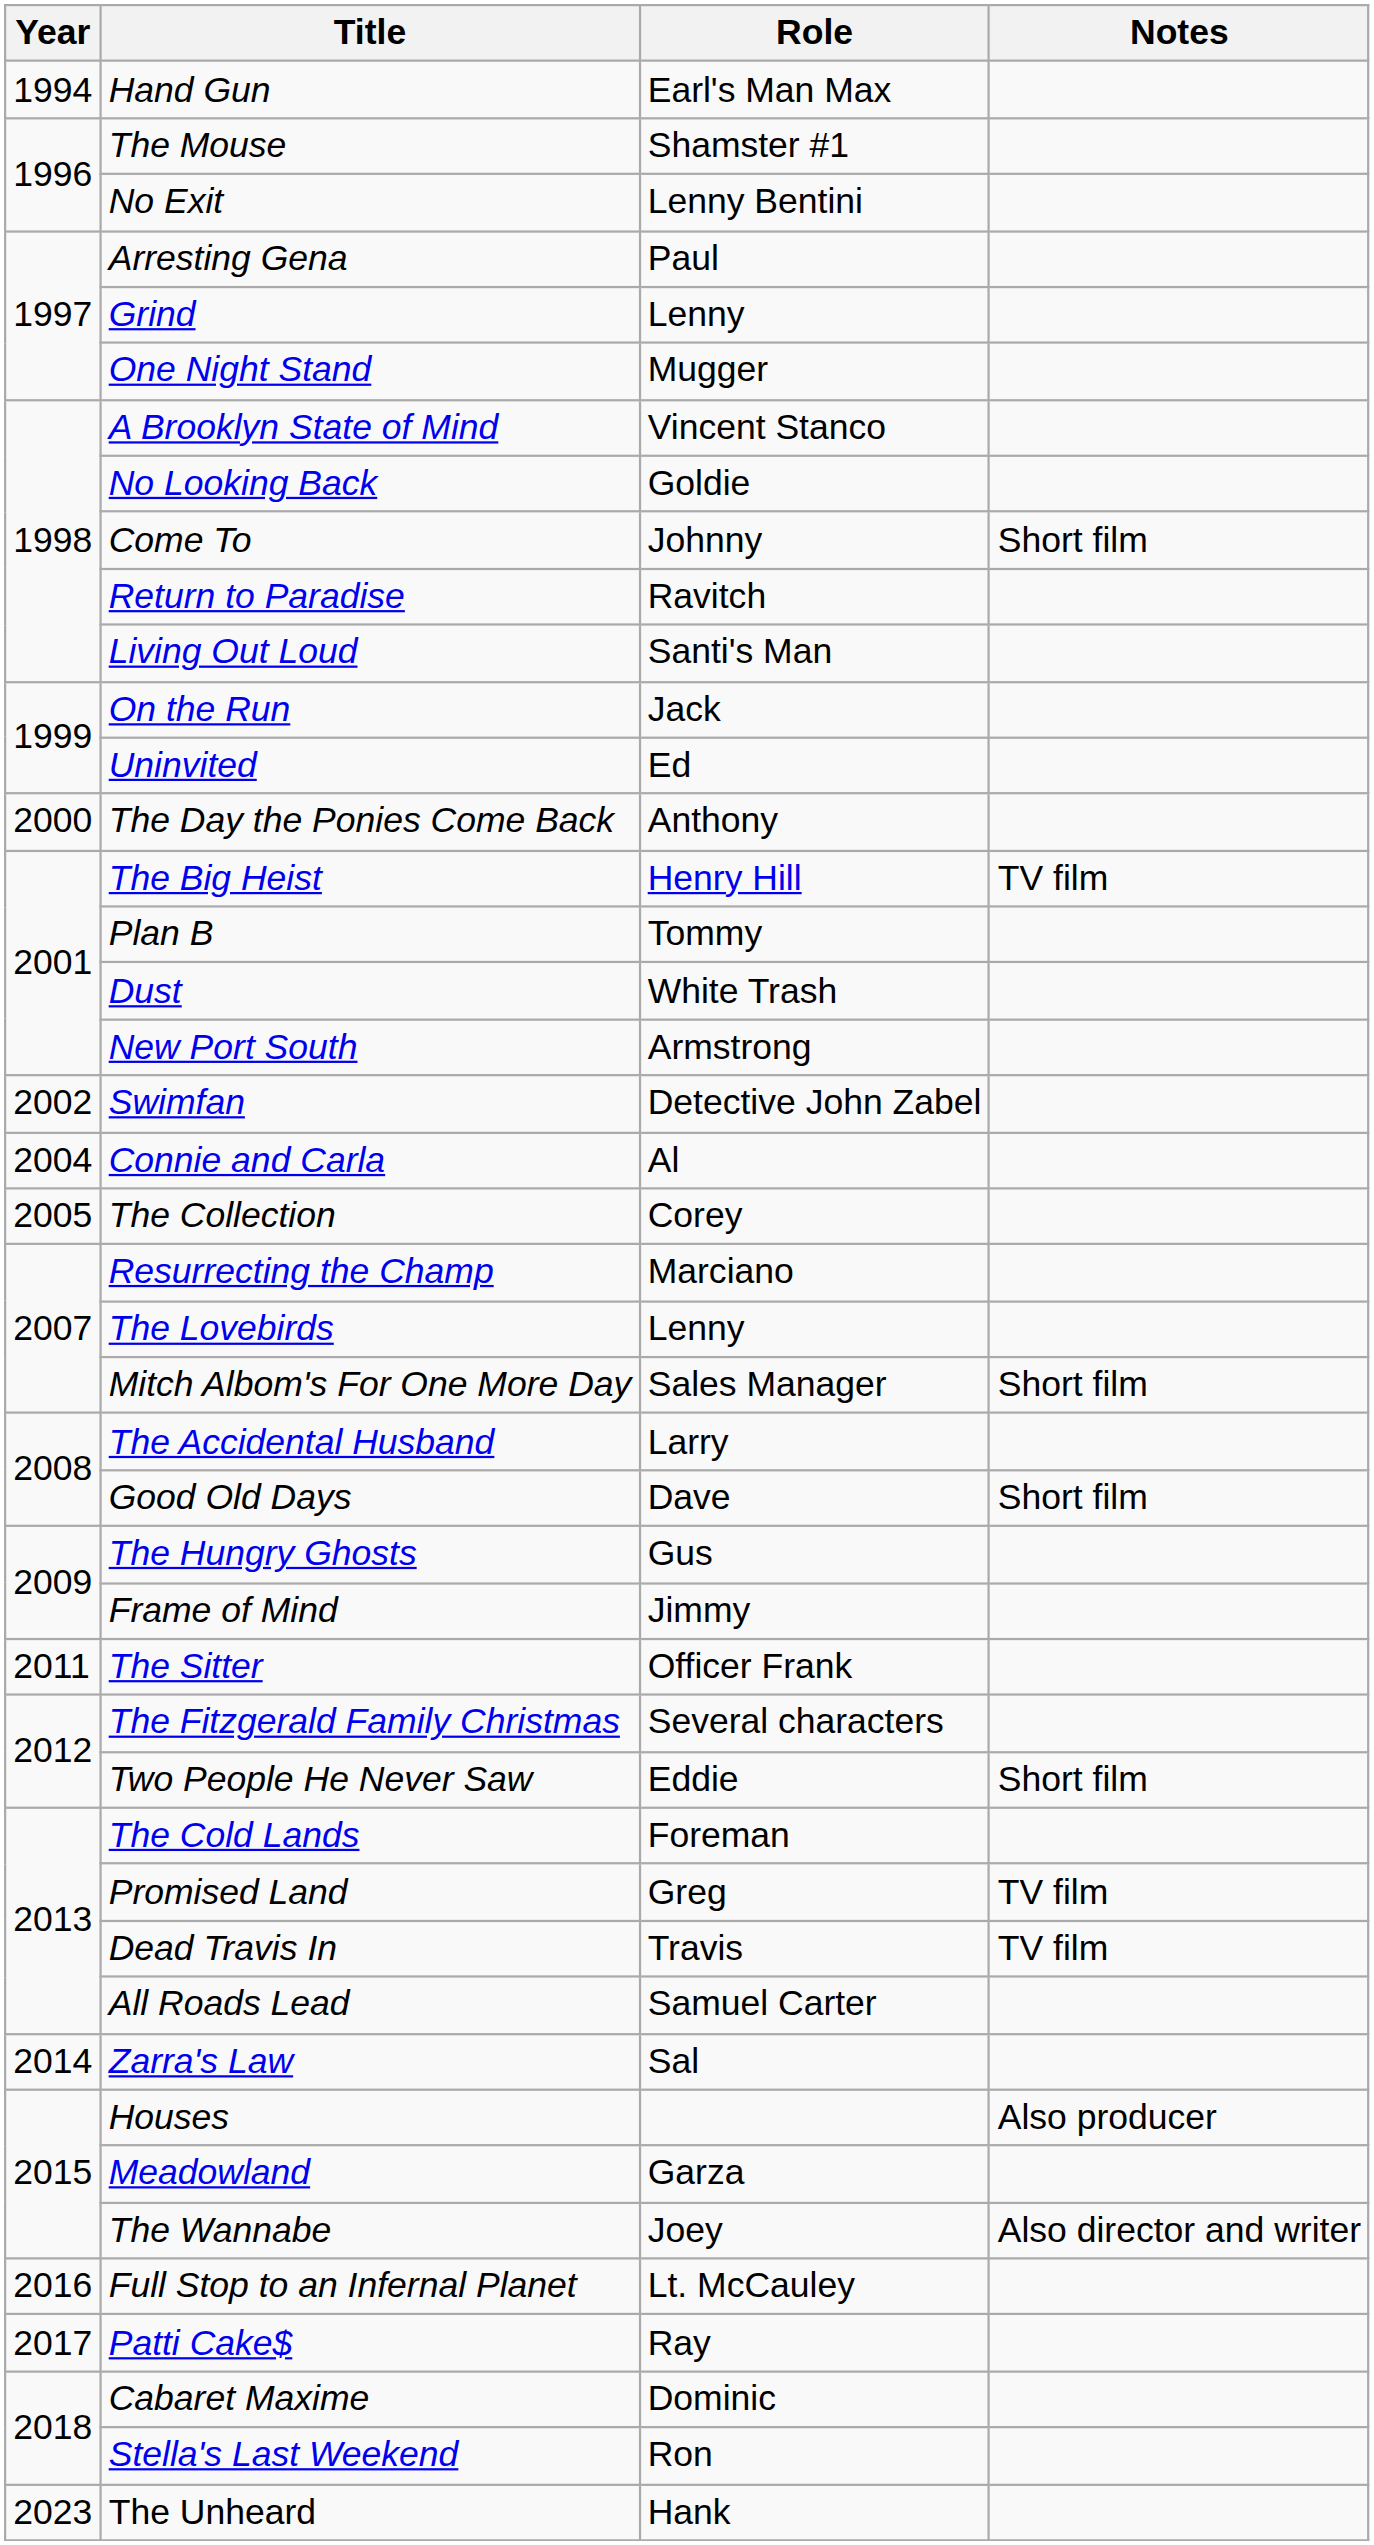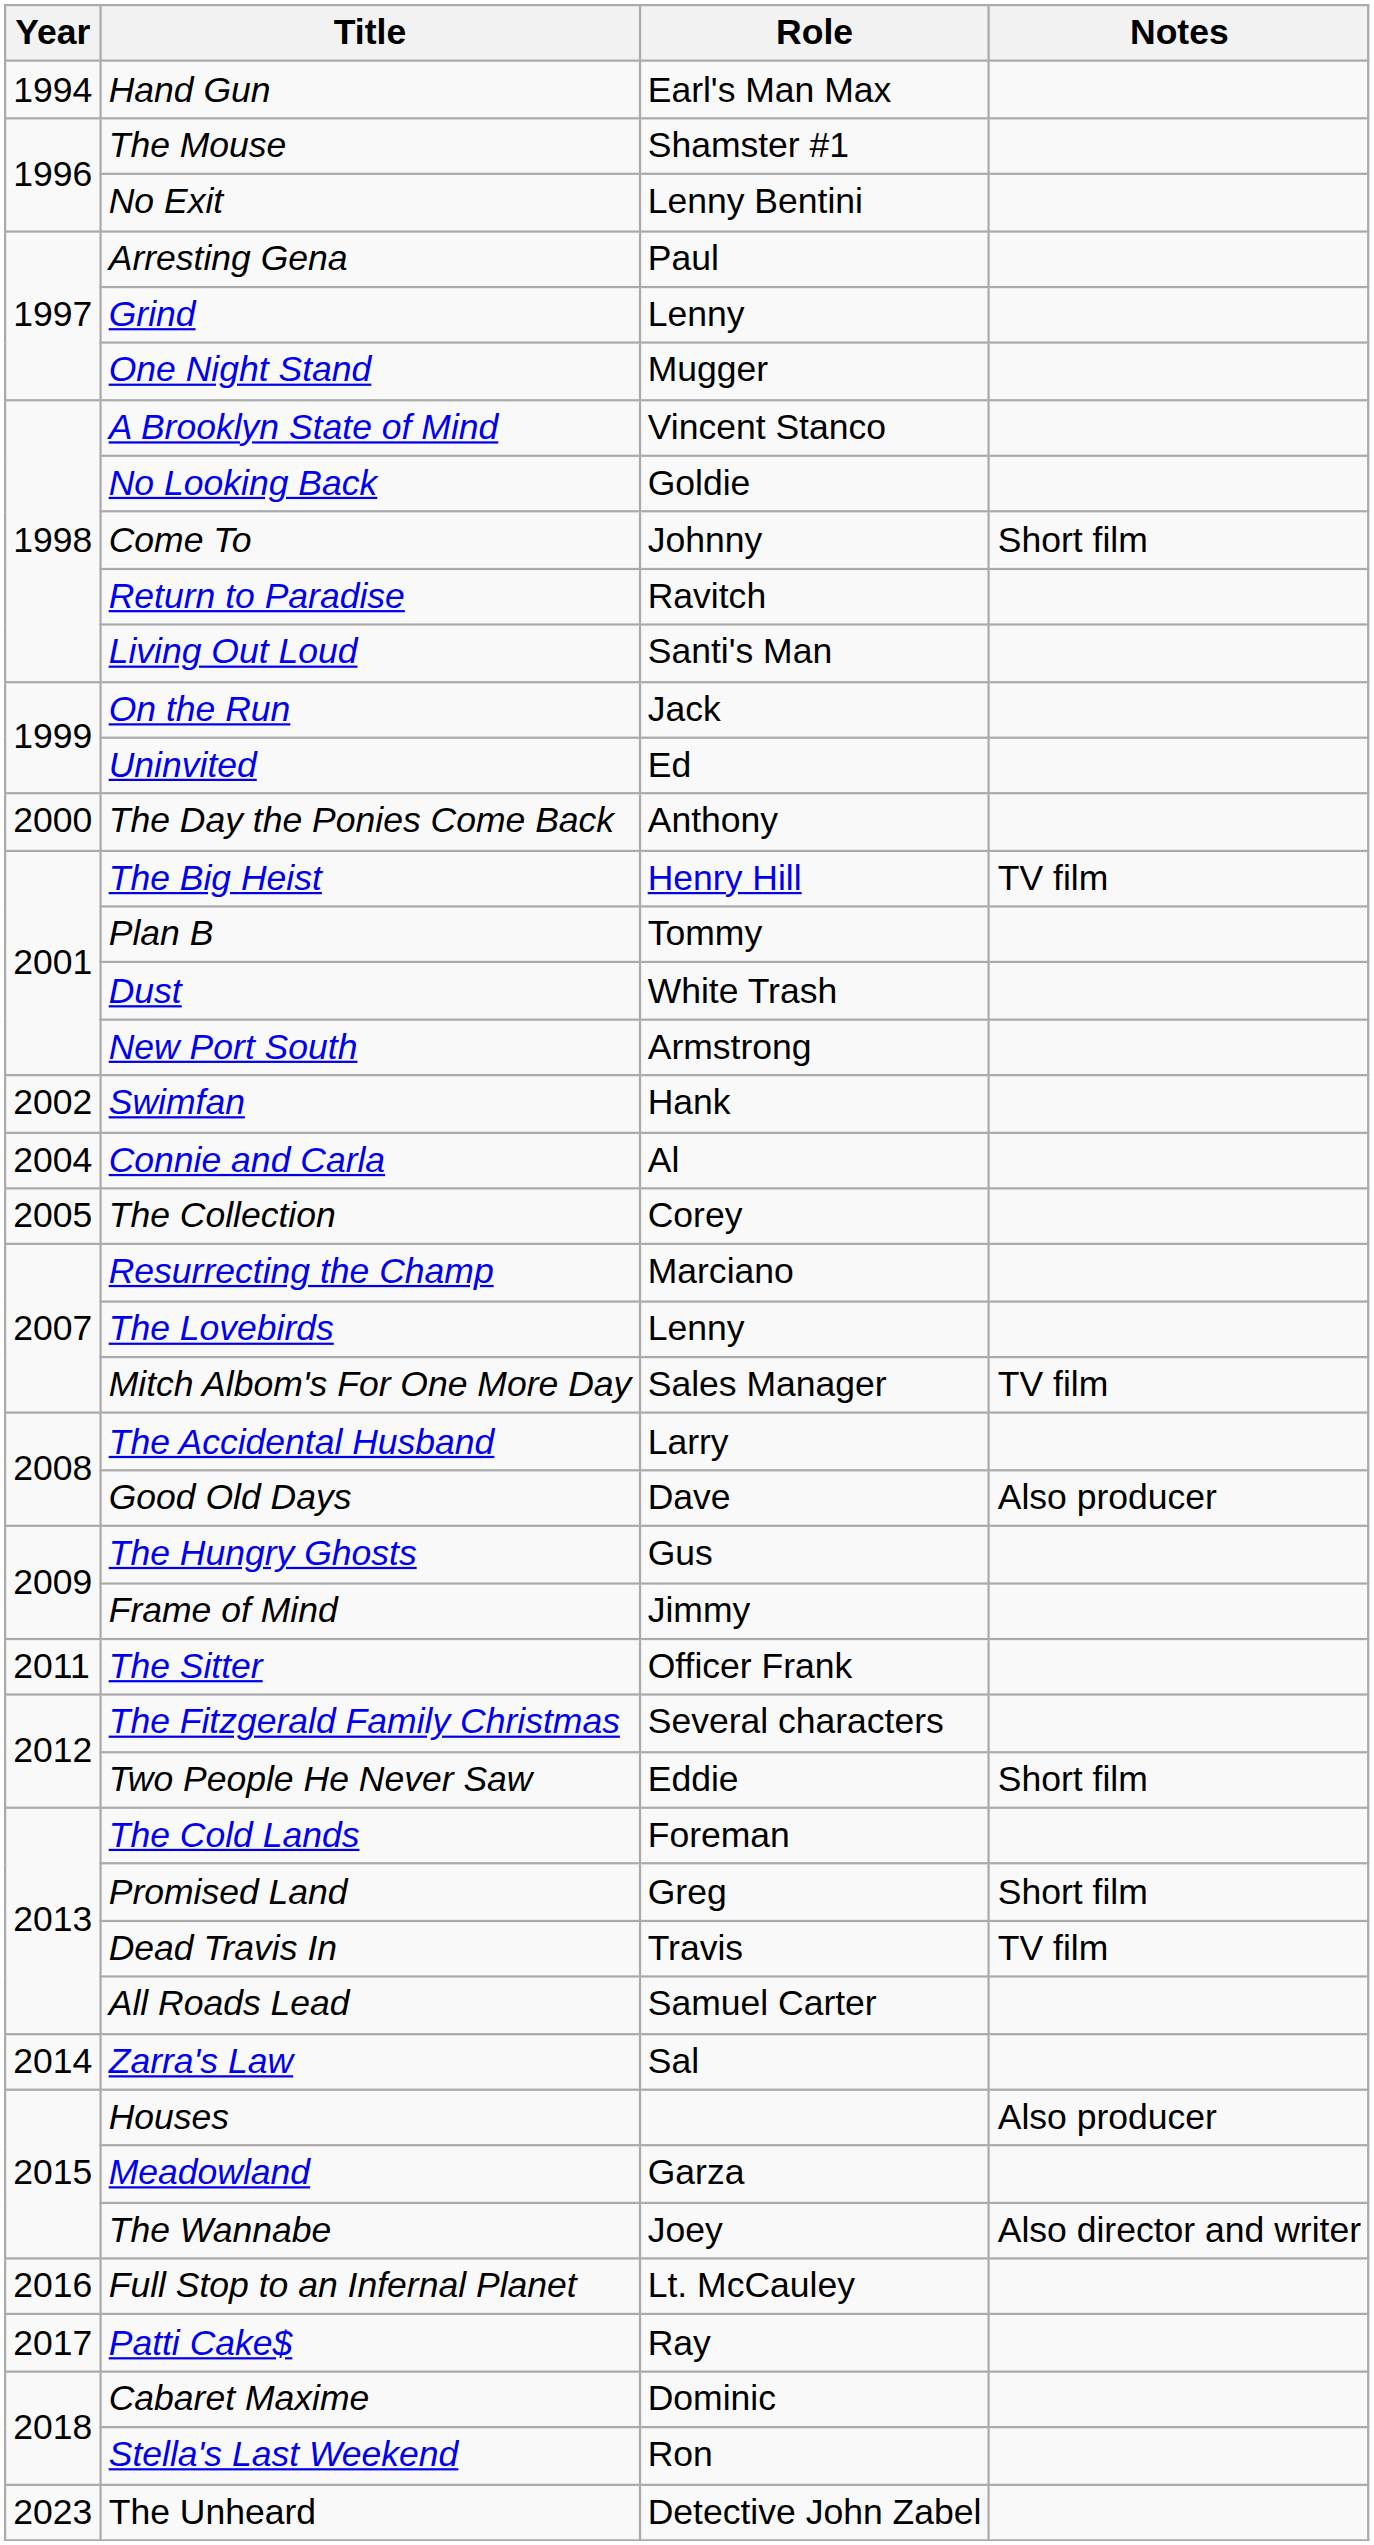(815, 1102) Detective John Zabel -> (689, 1102) Hank
(1073, 1384) Short film -> (1053, 1384) TV film
(1073, 1497) Short film -> (1107, 1497) Also producer
(1053, 1891) TV film -> (1073, 1891) Short film
(689, 2511) Hank -> (815, 2511) Detective John Zabel
